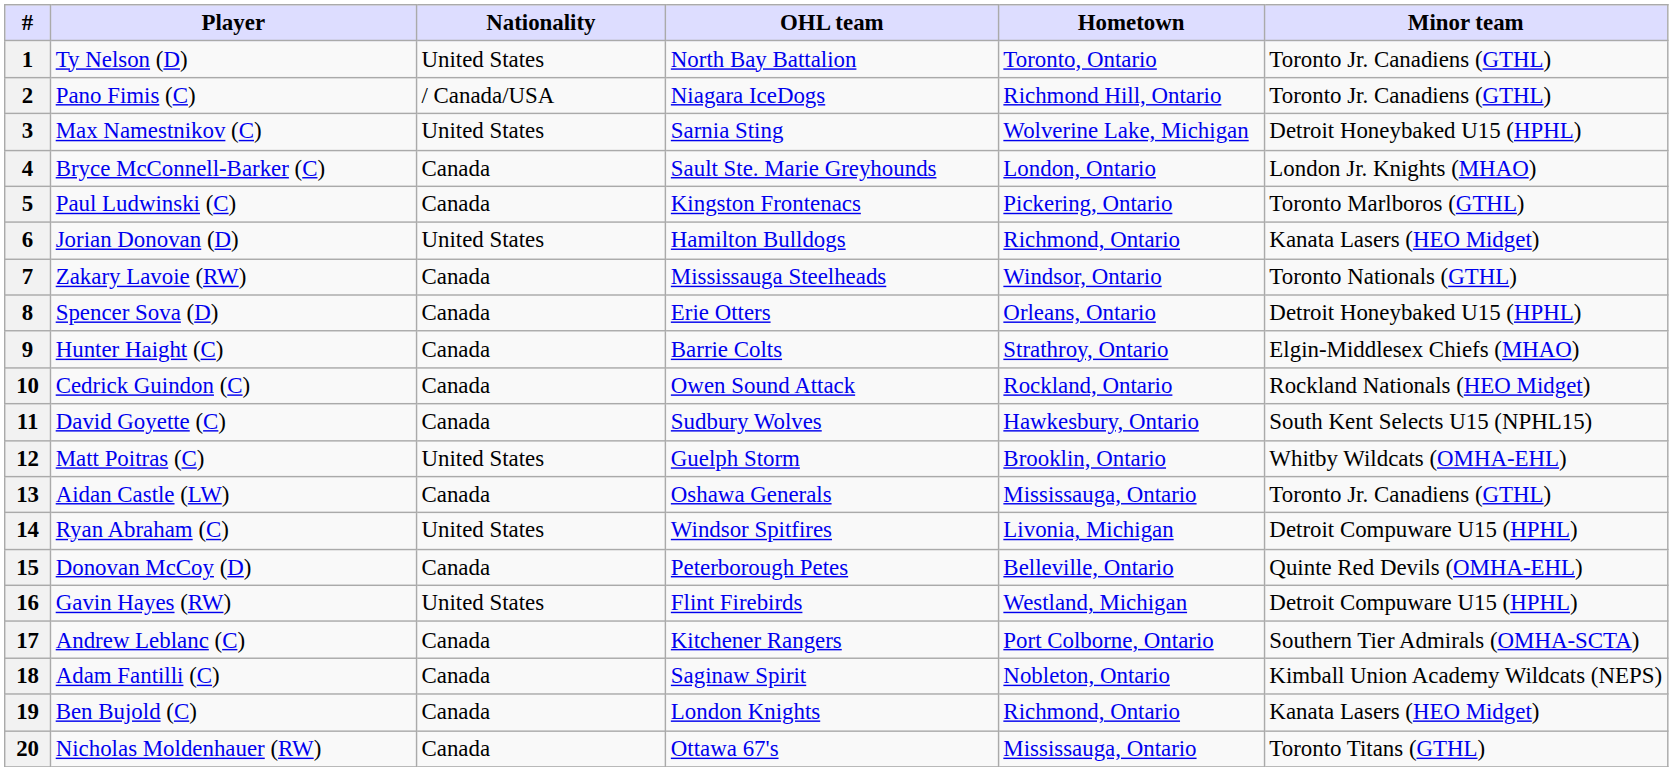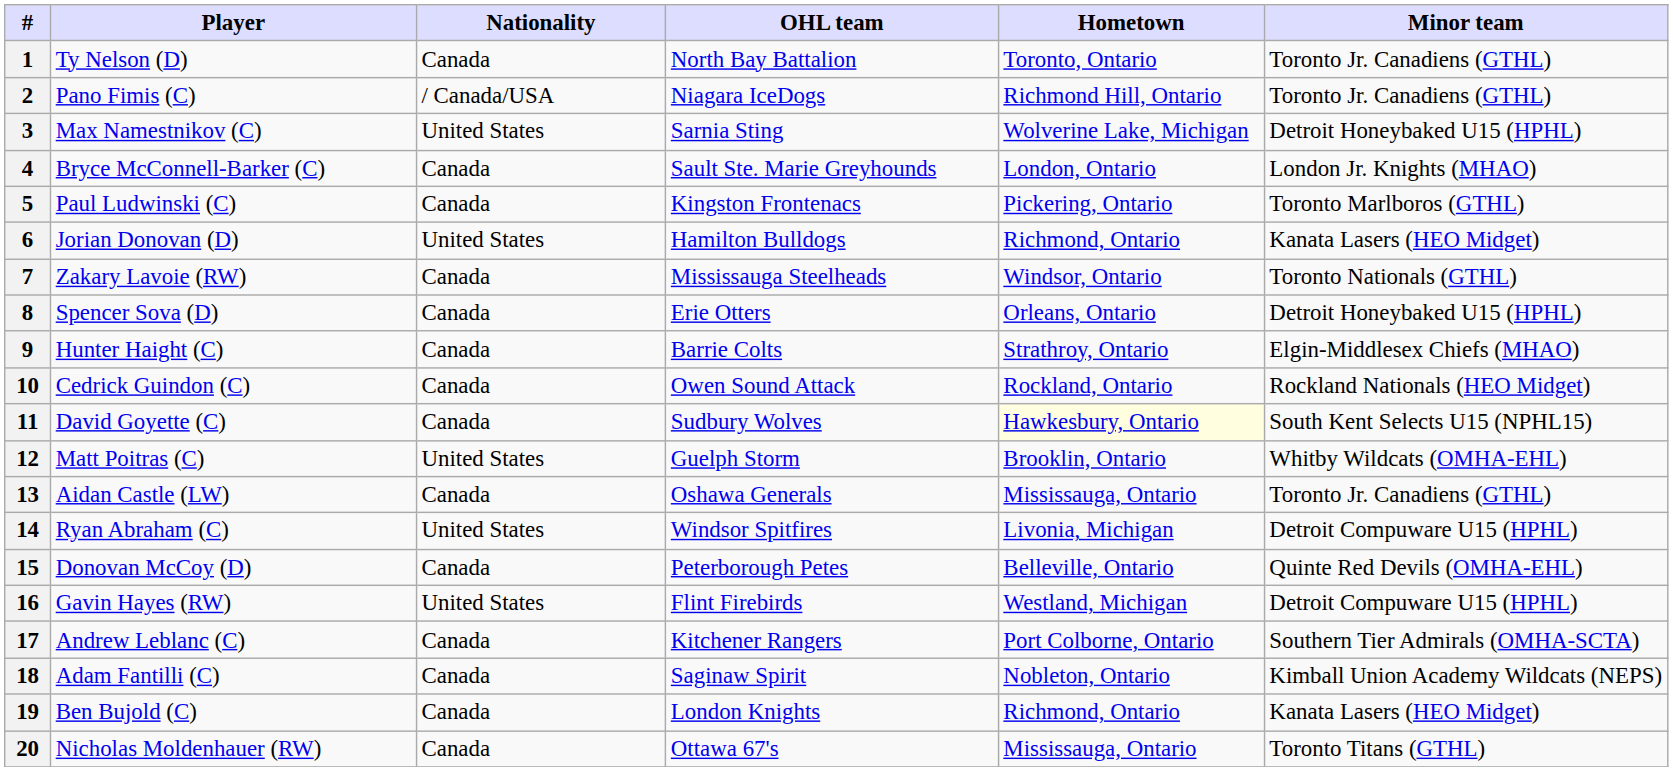(483, 58) United States -> (456, 58) Canada
(1101, 421) no background -> (1101, 421) lightyellow background
